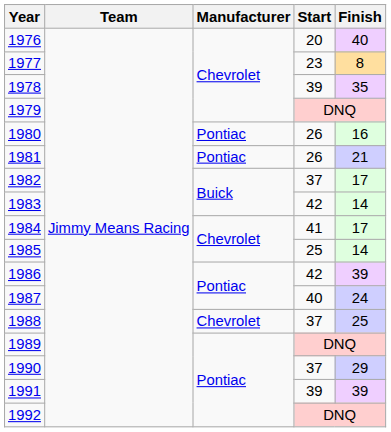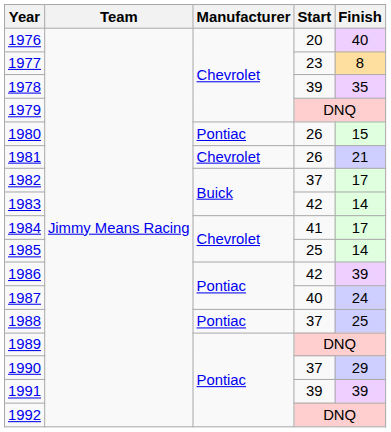(360, 134) 16 -> (360, 134) 15
(221, 157) Pontiac -> (228, 157) Chevrolet
(228, 321) Chevrolet -> (221, 321) Pontiac
